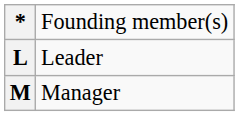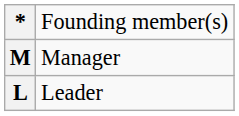rows swapped: (20, 57) <-> (20, 92)
